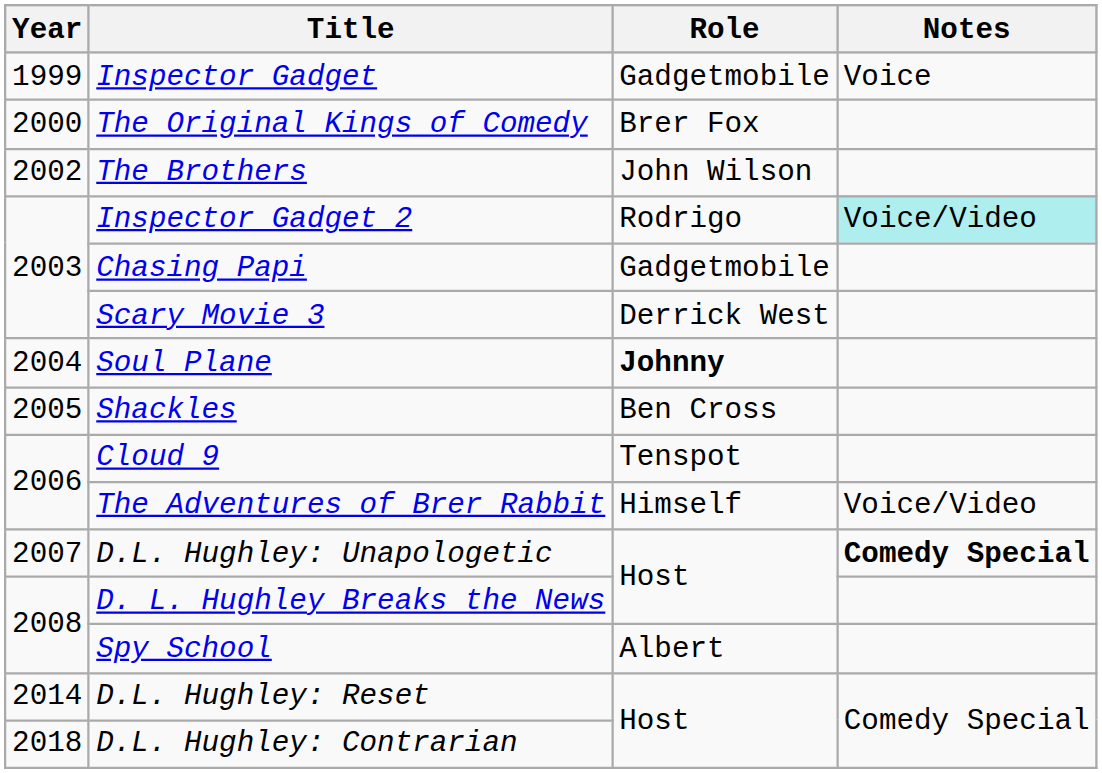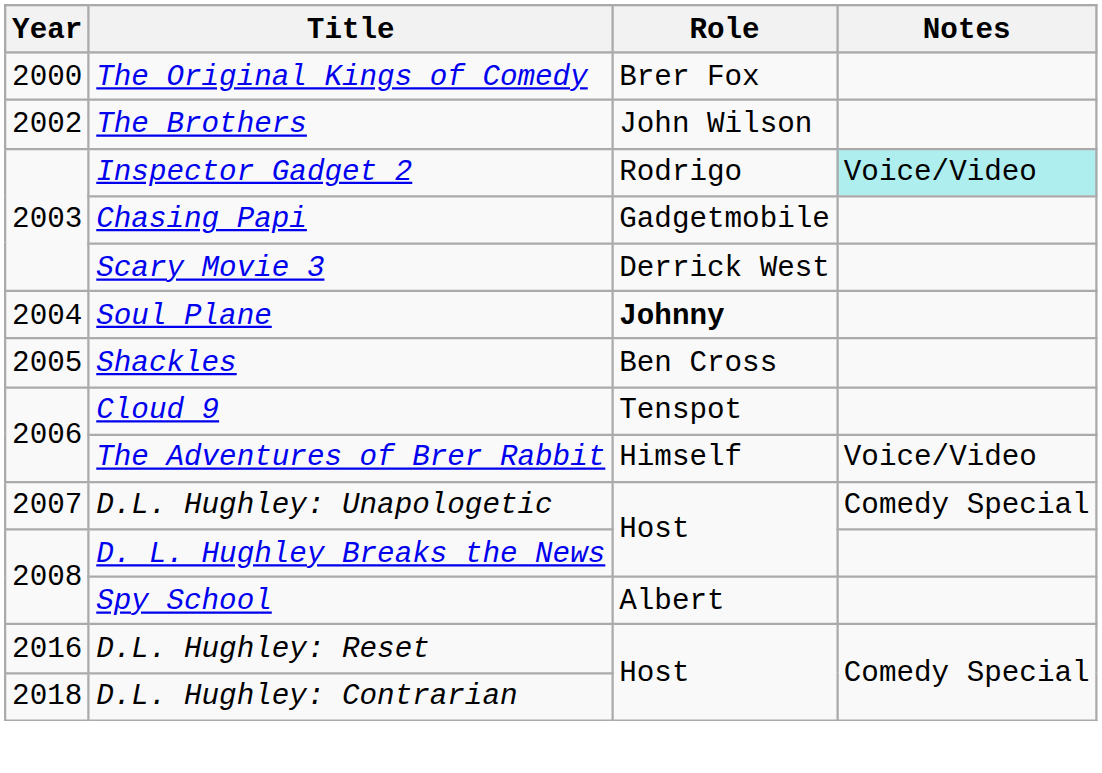- row: (237, 77)
(967, 553) bold -> (967, 506) normal
(47, 696) 2014 -> (47, 649) 2016
